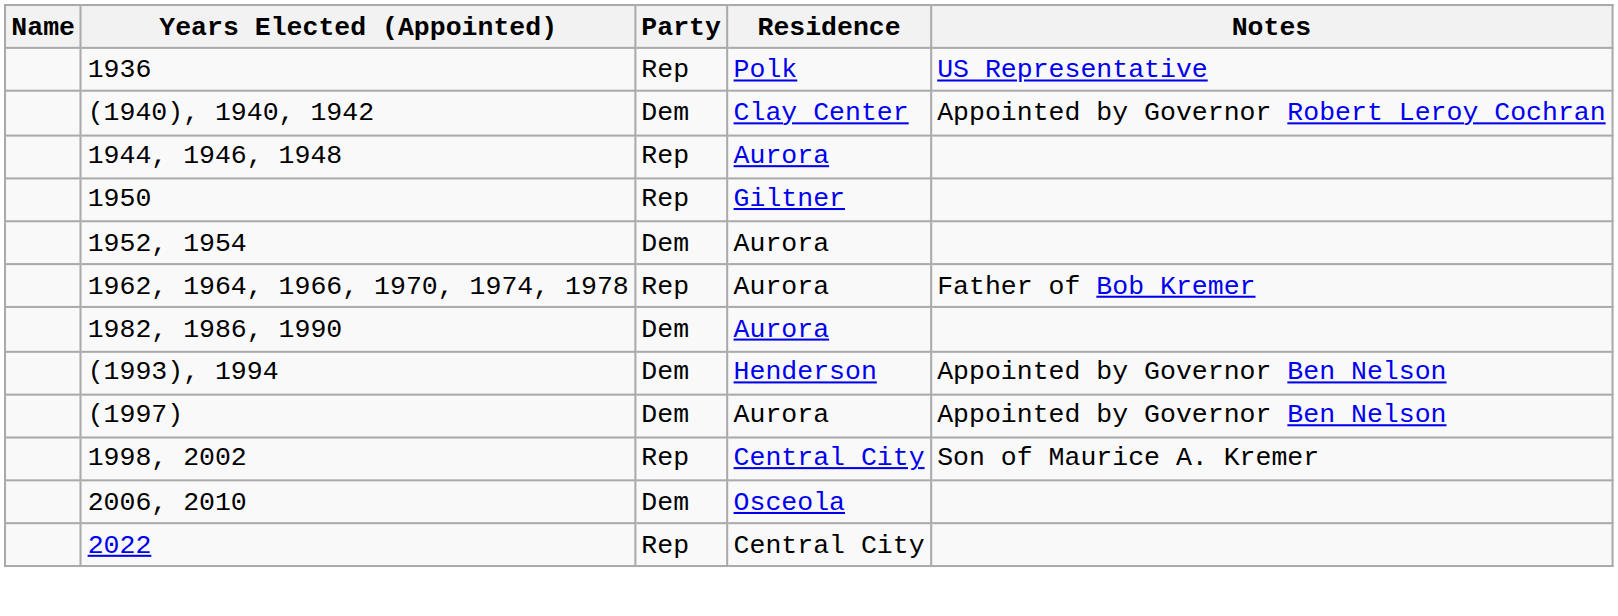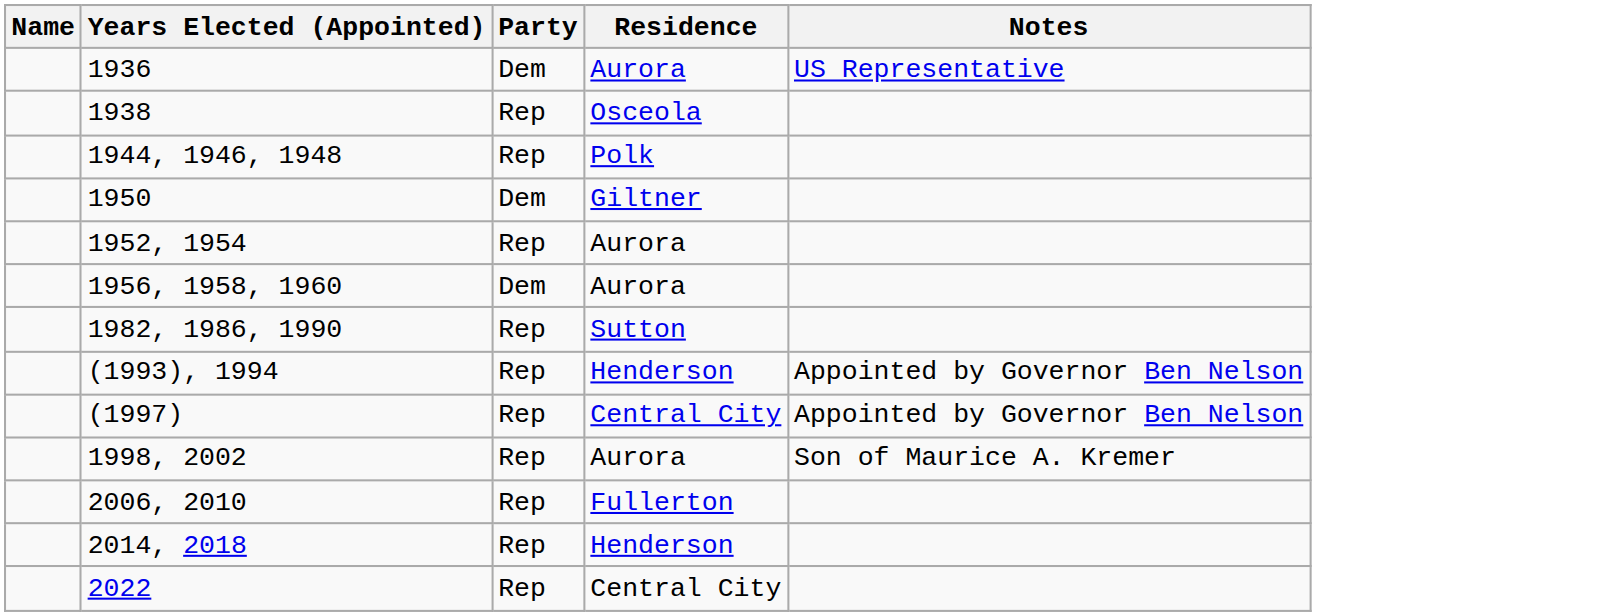(665, 70) Rep -> (522, 70) Dem
(765, 70) Polk -> (638, 70) Aurora
+ row: (119, 113)
- row: (231, 113)
(781, 156) Aurora -> (622, 156) Polk
(665, 200) Rep -> (522, 200) Dem
(665, 243) Dem -> (522, 243) Rep
+ row: (215, 286)
- row: (358, 286)
(665, 329) Dem -> (522, 329) Rep
(781, 329) Aurora -> (638, 329) Sutton
(665, 372) Dem -> (522, 372) Rep
(665, 416) Dem -> (522, 416) Rep
(781, 416) Aurora -> (686, 416) Central City
(829, 459) Central City -> (638, 459) Aurora
(665, 502) Dem -> (522, 502) Rep
(789, 502) Osceola -> (662, 502) Fullerton
+ row: (167, 545)
